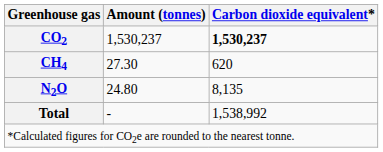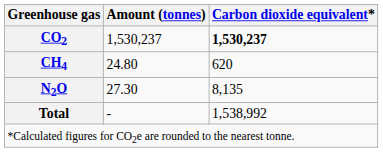(122, 64) 27.30 -> (122, 64) 24.80
(122, 89) 24.80 -> (122, 89) 27.30
